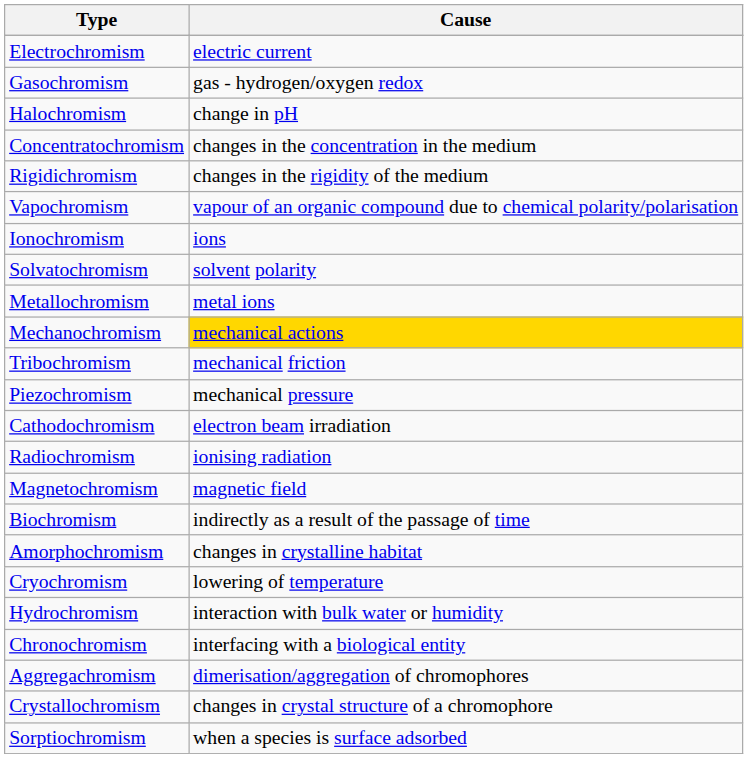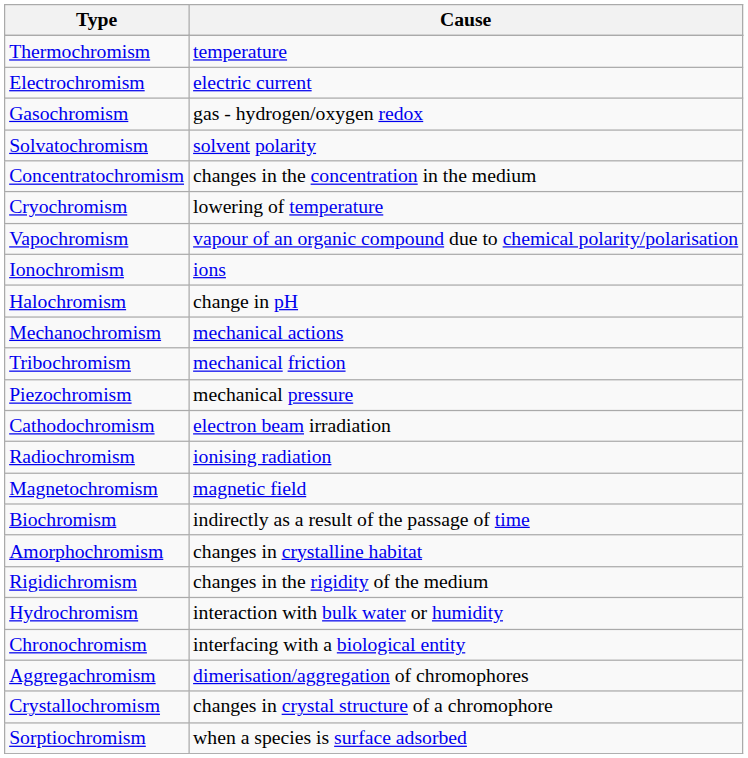+ row: (80, 51)
rows swapped: (79, 269) <-> (68, 113)
rows swapped: (73, 176) <-> (68, 581)
- row: (79, 301)
(268, 332) gold background -> (268, 332) no background
